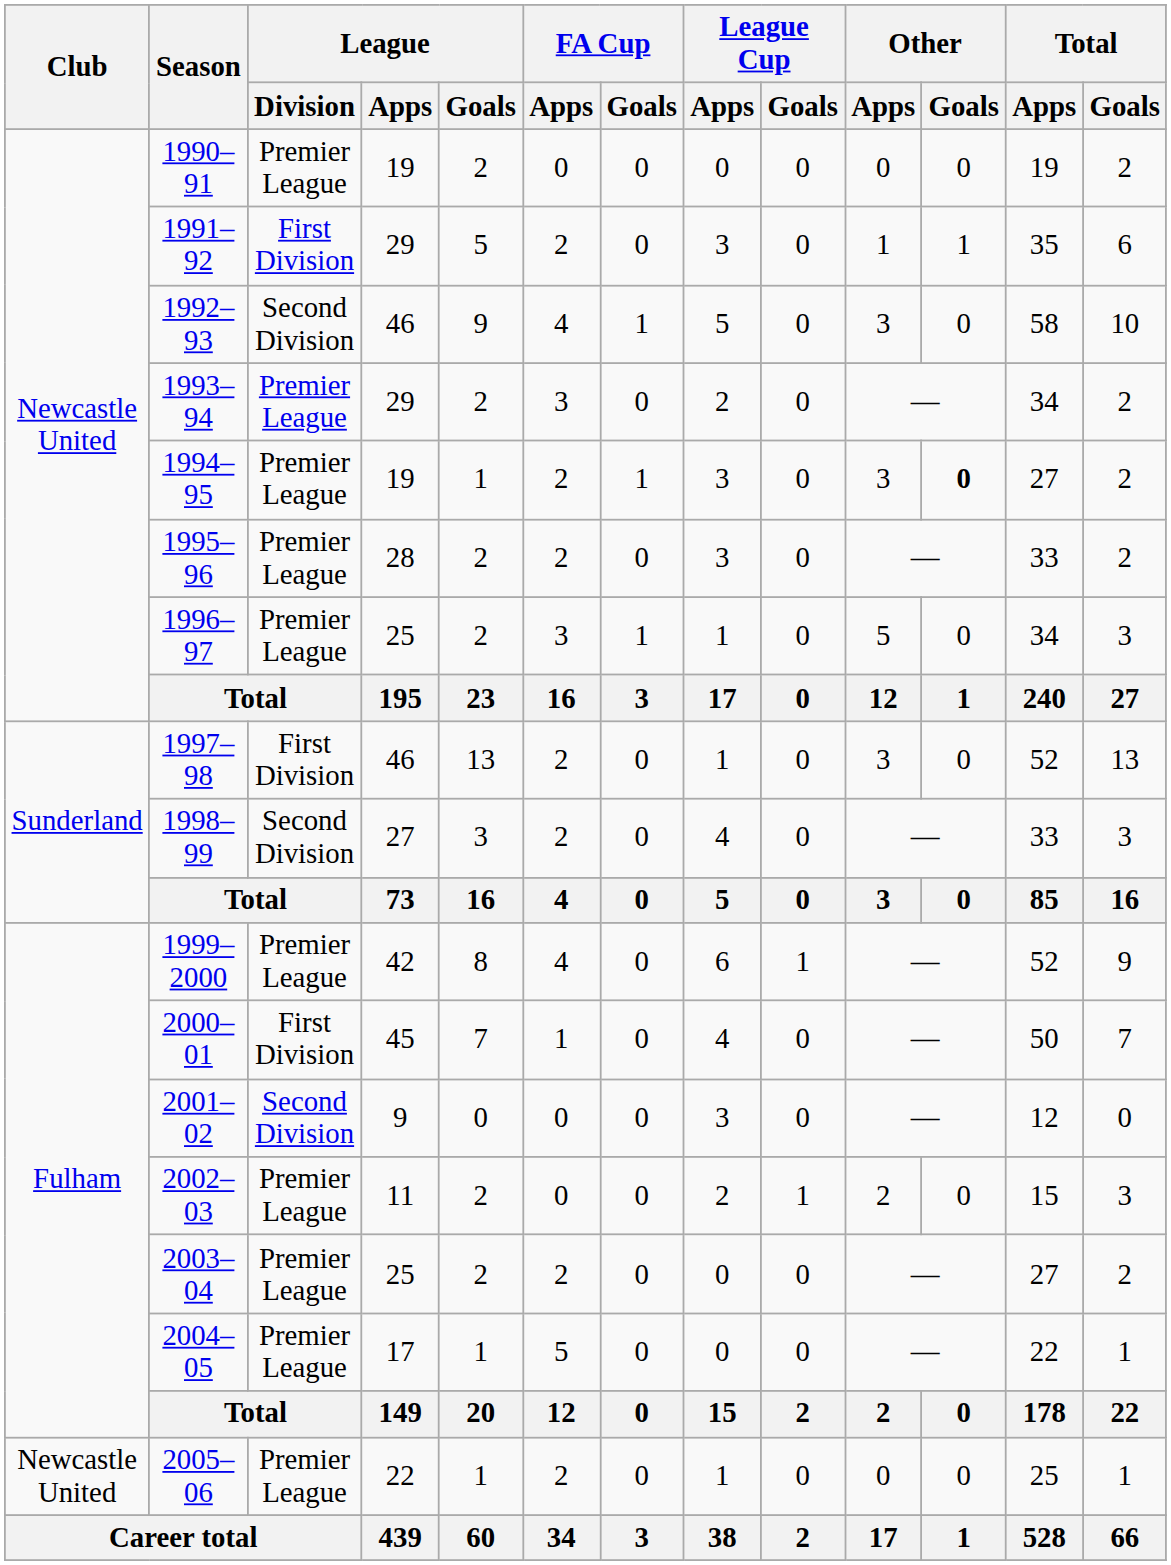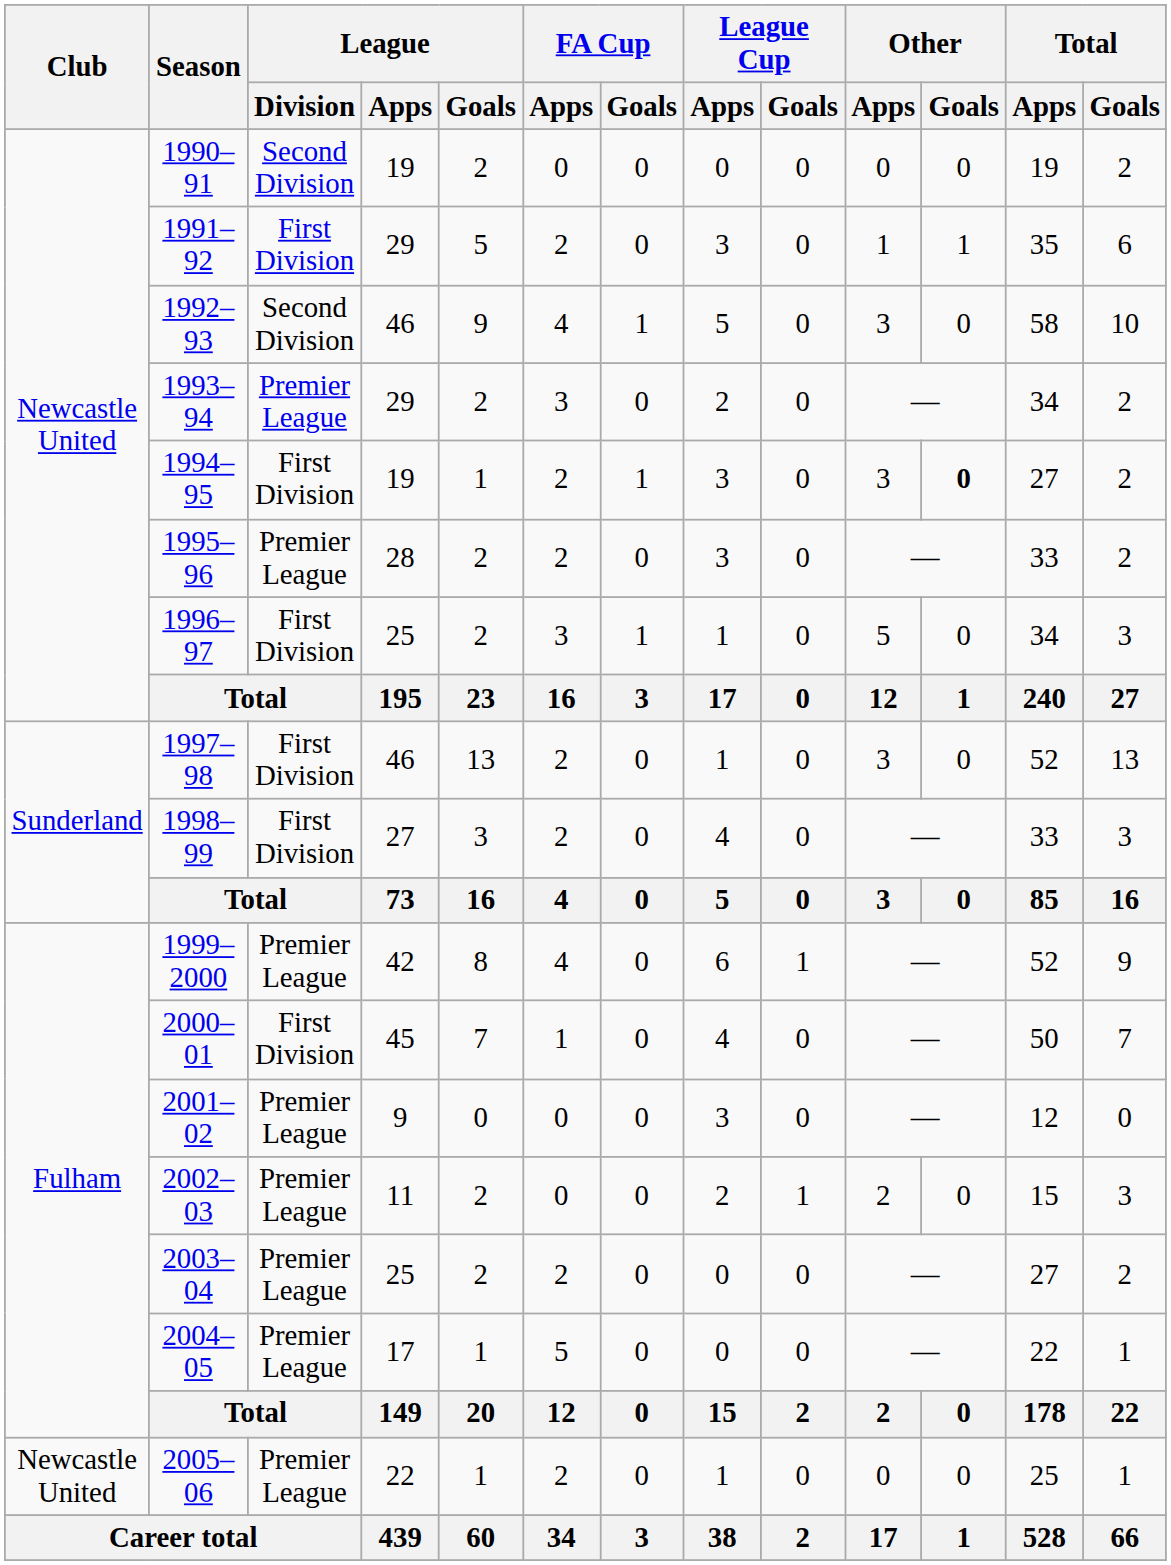(304, 167) Premier League -> (304, 167) Second Division
(304, 479) Premier League -> (304, 479) First Division
(304, 635) Premier League -> (304, 635) First Division
(304, 837) Second Division -> (304, 837) First Division
(304, 1117) Second Division -> (304, 1117) Premier League
